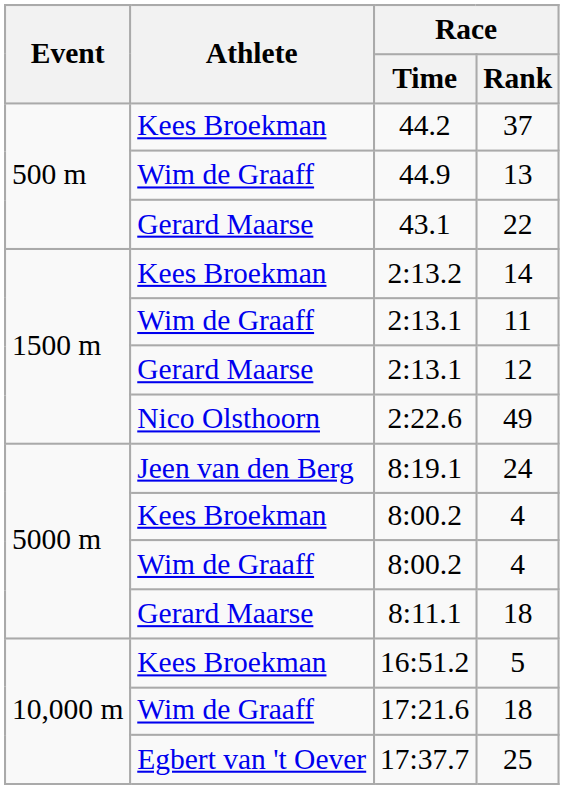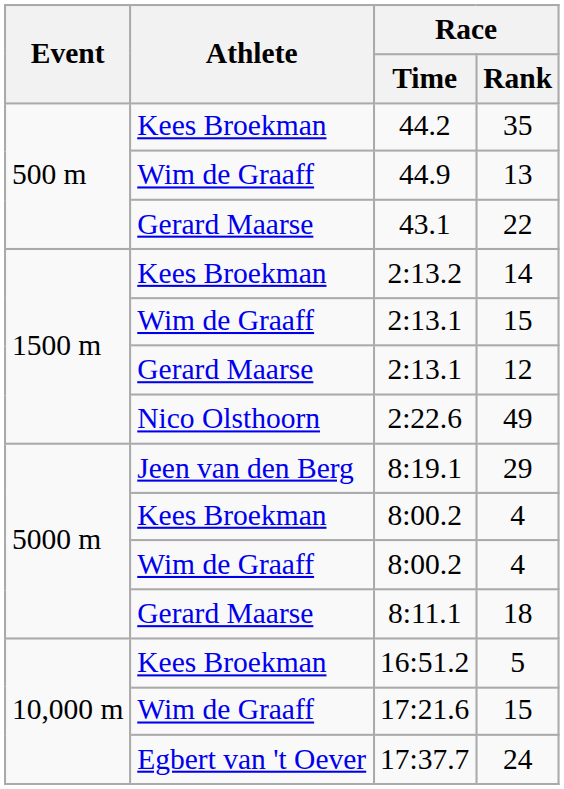(518, 126) 37 -> (518, 126) 35
(518, 321) 11 -> (518, 321) 15
(518, 467) 24 -> (518, 467) 29
(518, 710) 18 -> (518, 710) 15
(518, 759) 25 -> (518, 759) 24
